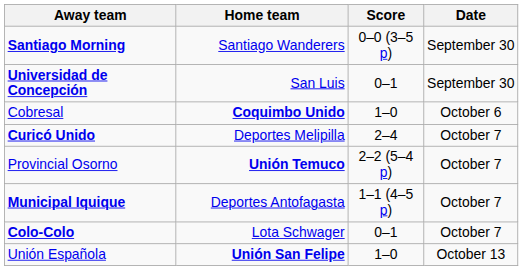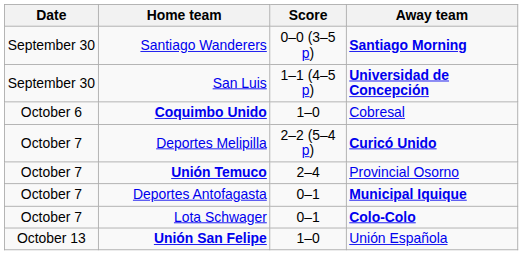columns swapped: (471, 15) <-> (90, 15)
(386, 83) 0–1 -> (308, 83) 1–1 (4–5 p)
(386, 135) 2–4 -> (308, 142) 2–2 (5–4 p)
(386, 165) 2–2 (5–4 p) -> (308, 172) 2–4
(386, 202) 1–1 (4–5 p) -> (308, 194) 0–1
